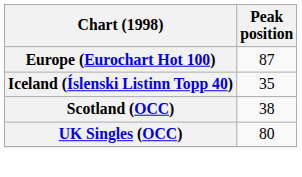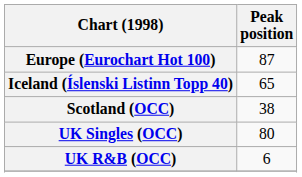(267, 84) 35 -> (267, 84) 65
+ row: (121, 158)
